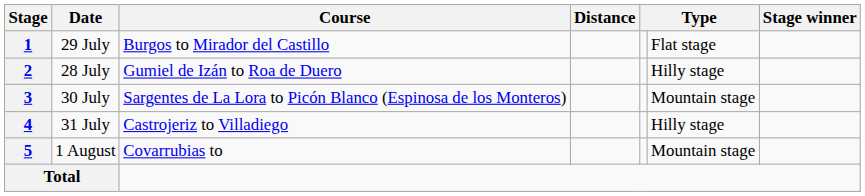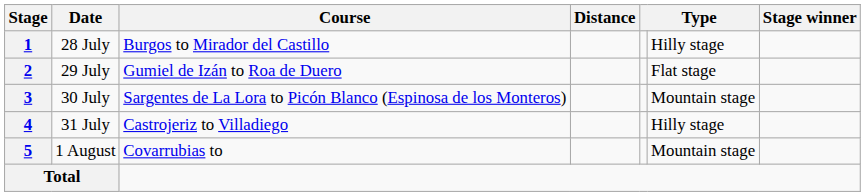(85, 44) 29 July -> (85, 44) 28 July
(683, 44) Flat stage -> (688, 44) Hilly stage
(85, 71) 28 July -> (85, 71) 29 July
(688, 71) Hilly stage -> (683, 71) Flat stage
